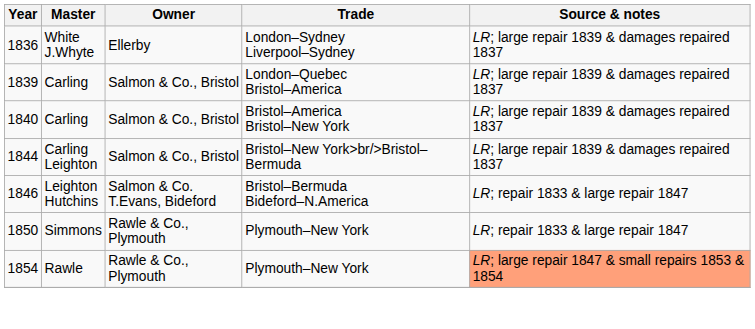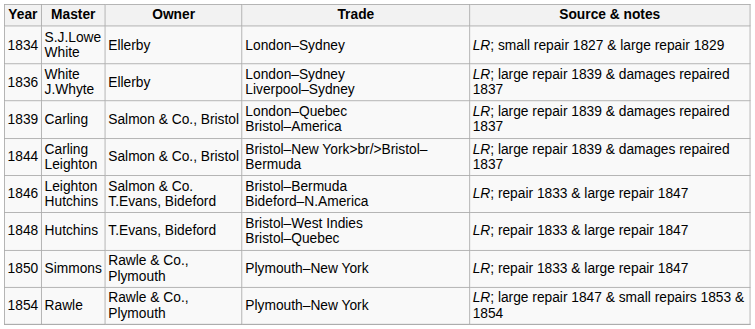+ row: (23, 44)
- row: (23, 119)
+ row: (23, 231)
(608, 268) lightsalmon background -> (608, 306) no background
